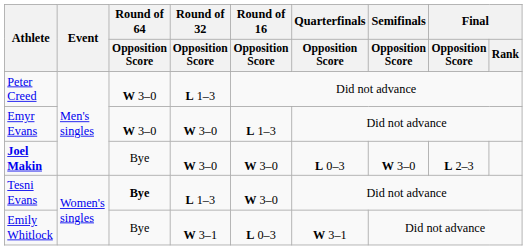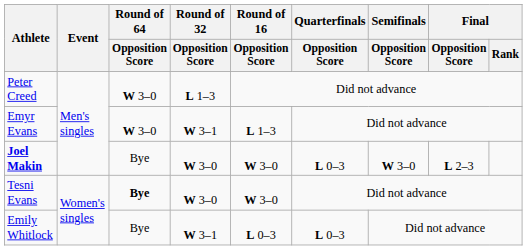(200, 131) W 3–0 -> (200, 131) W 3–1
(200, 200) L 1–3 -> (200, 200) W 3–0
(330, 235) W 3–1 -> (330, 235) L 0–3
